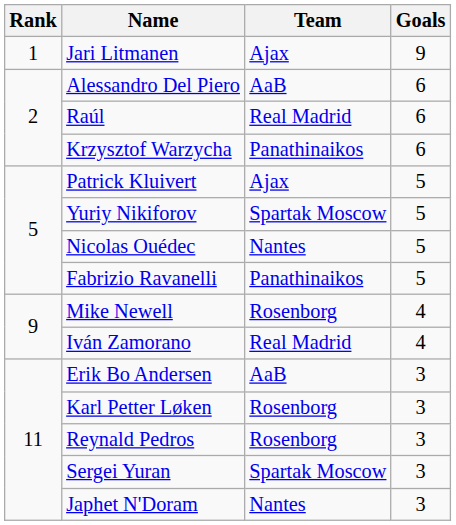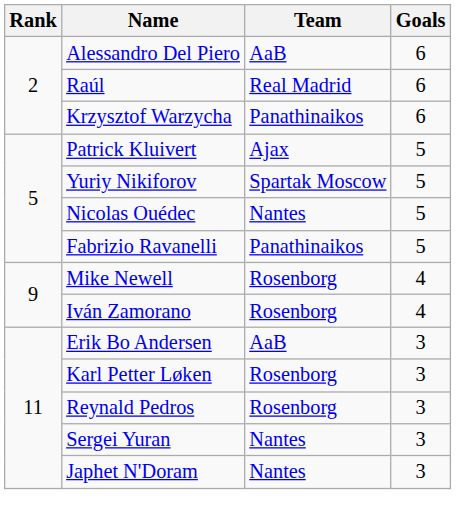- row: (122, 52)
(300, 342) Real Madrid -> (293, 310) Rosenborg
(318, 471) Spartak Moscow -> (278, 439) Nantes
